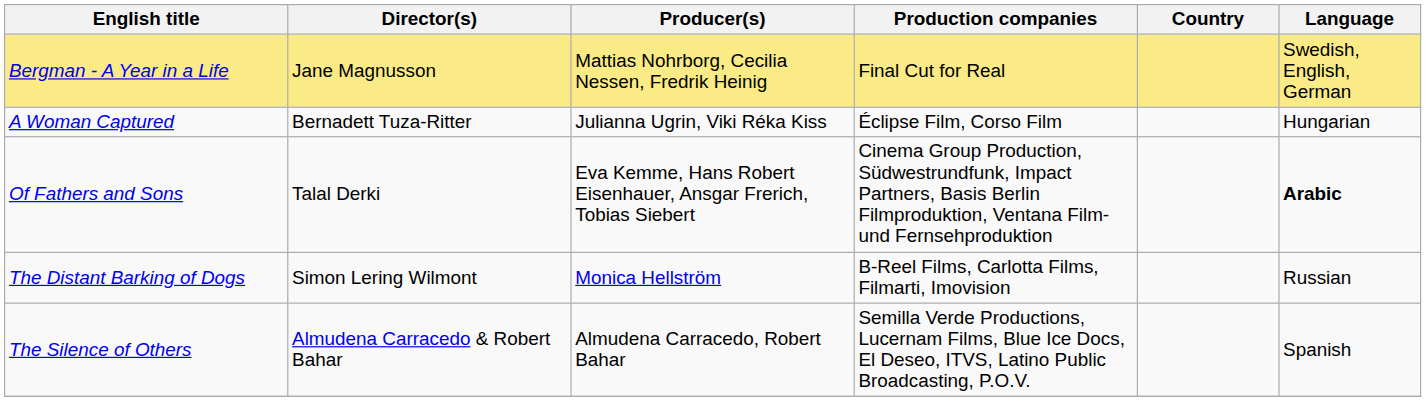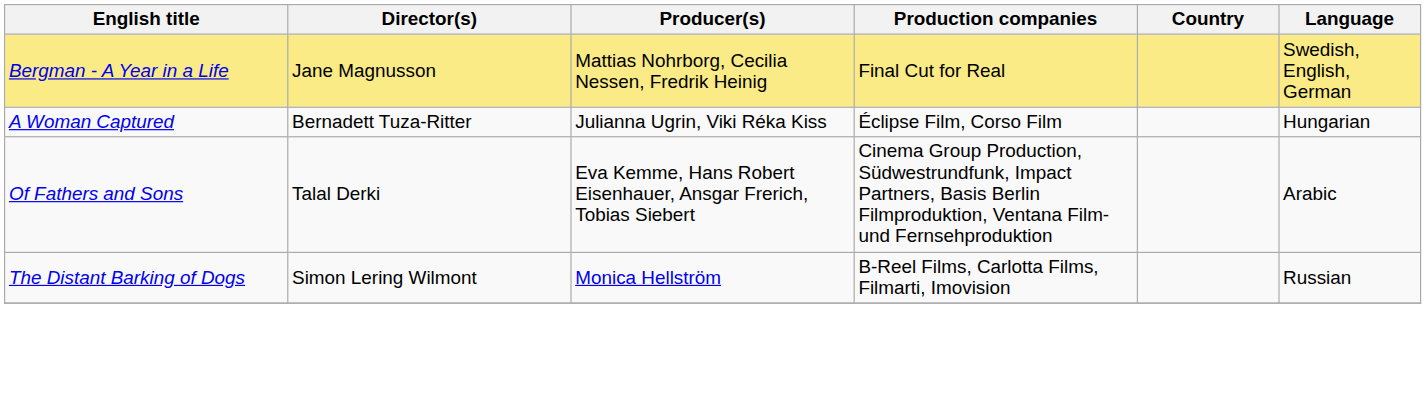(1312, 194) bold -> (1310, 194) normal
- row: (100, 349)
